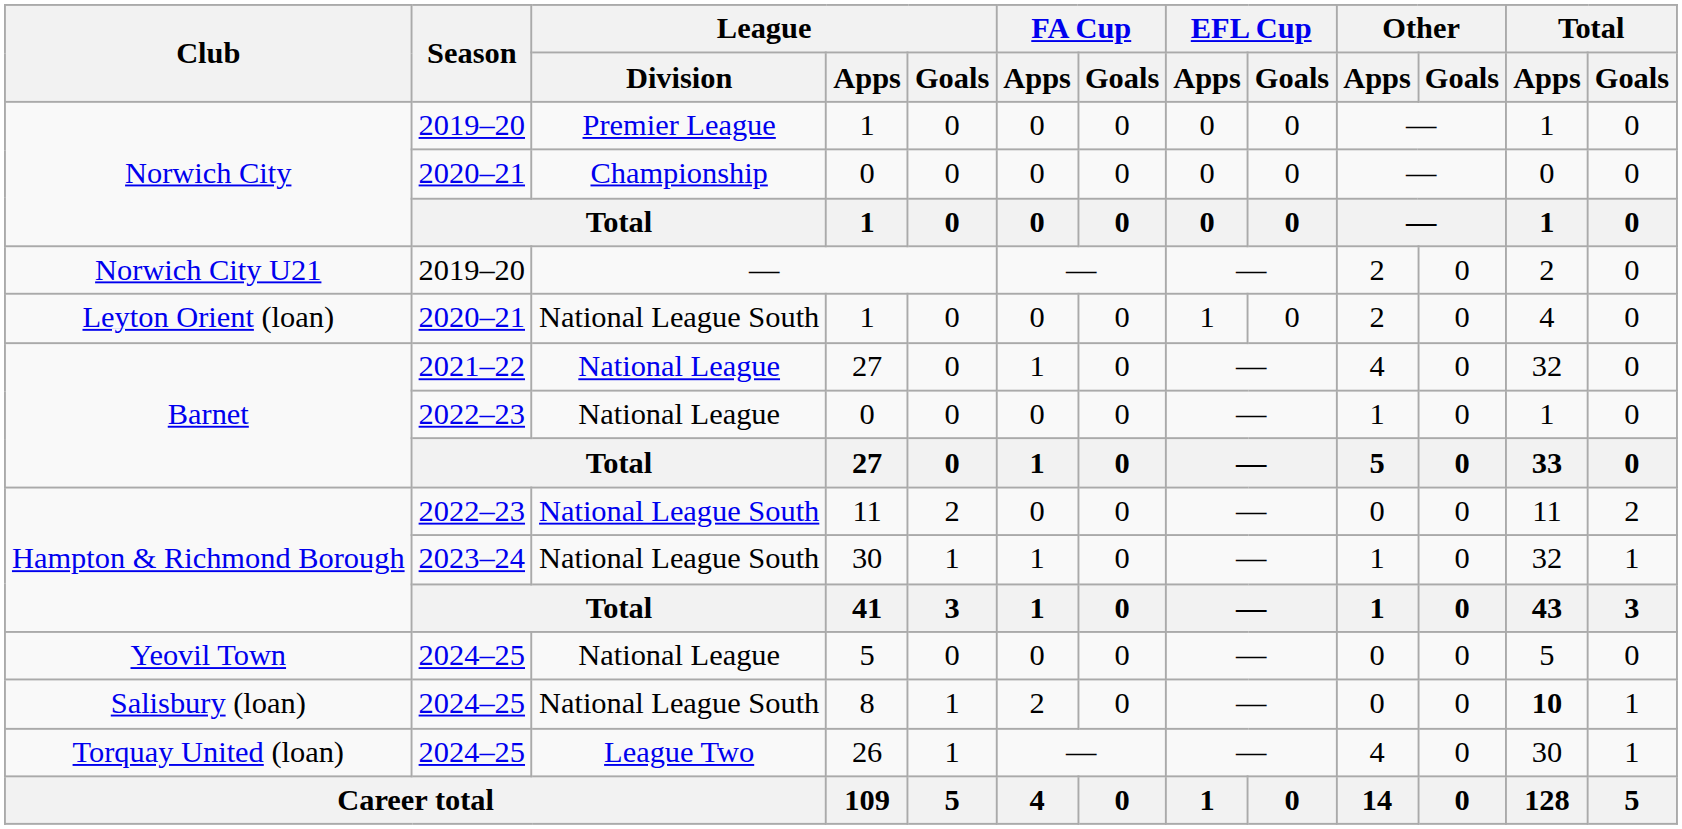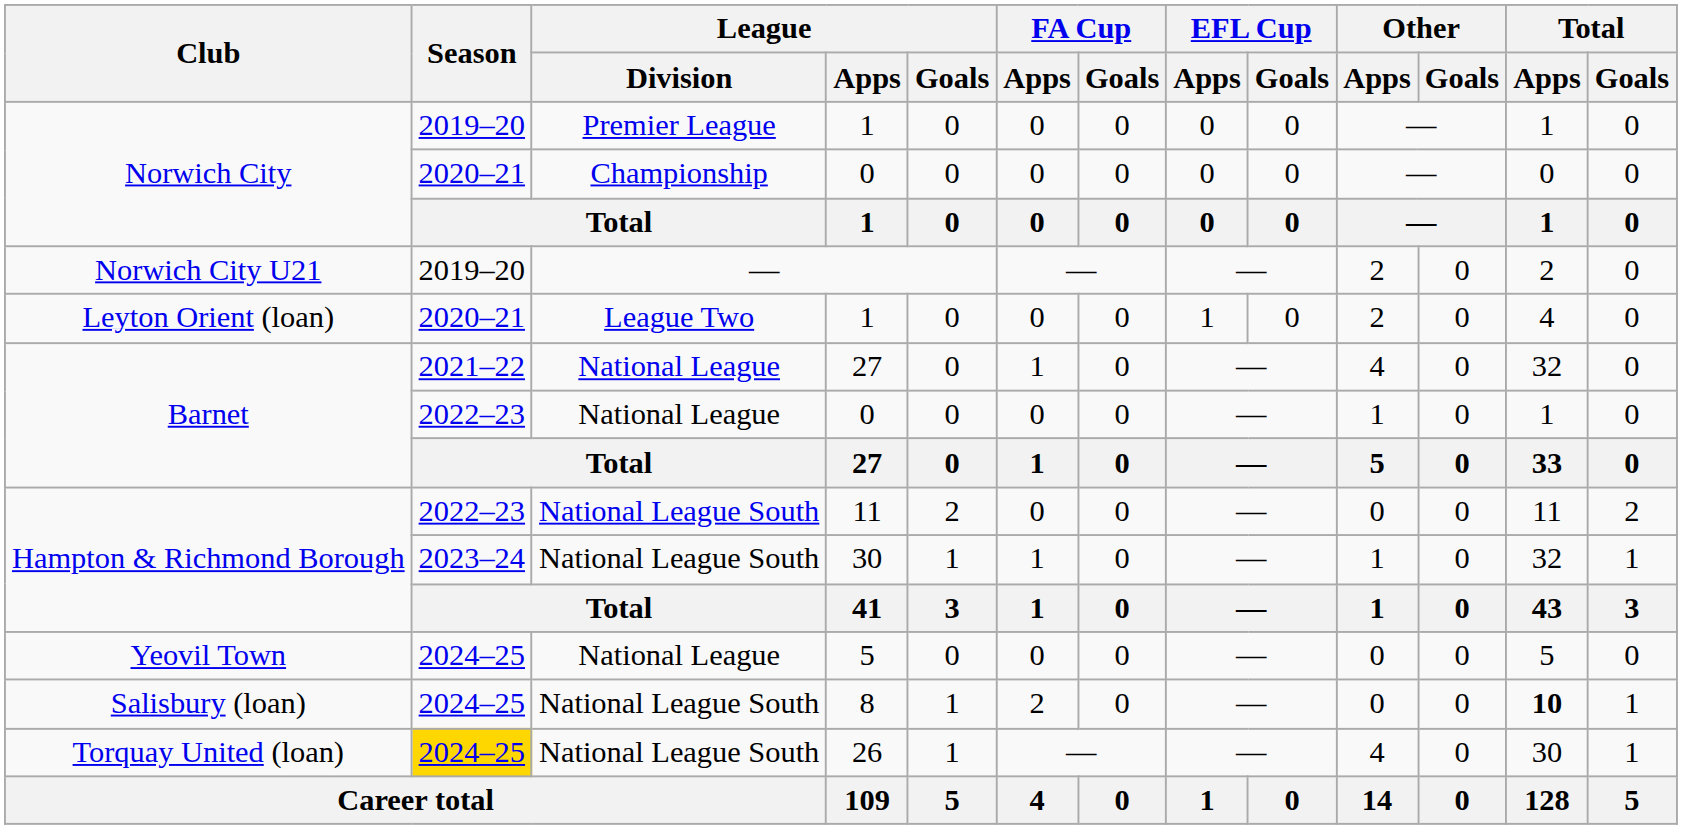(679, 317) National League South -> (679, 317) League Two
(472, 751) no background -> (472, 751) gold background
(679, 751) League Two -> (679, 751) National League South
